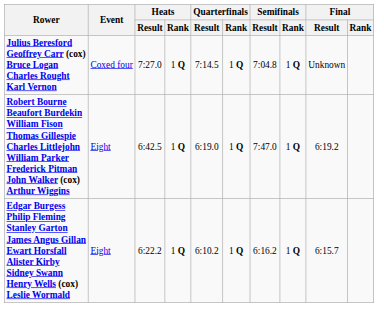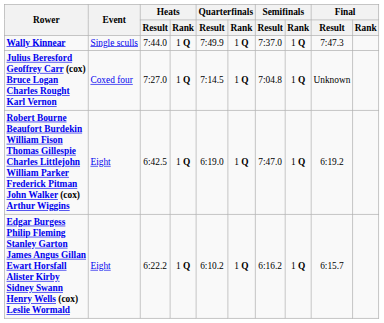+ row: (36, 43)
